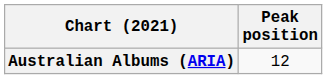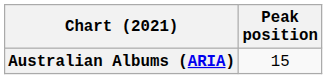(280, 61) 12 -> (280, 61) 15
